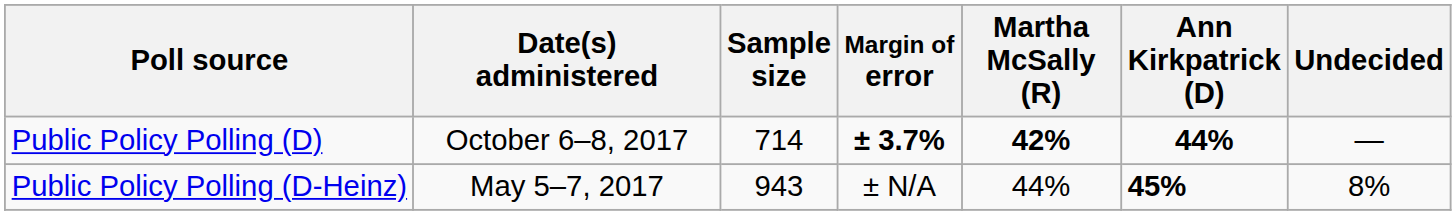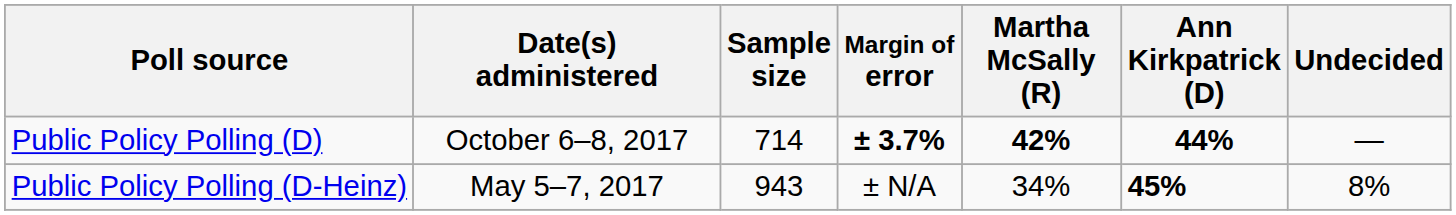(1041, 186) 44% -> (1041, 186) 34%
